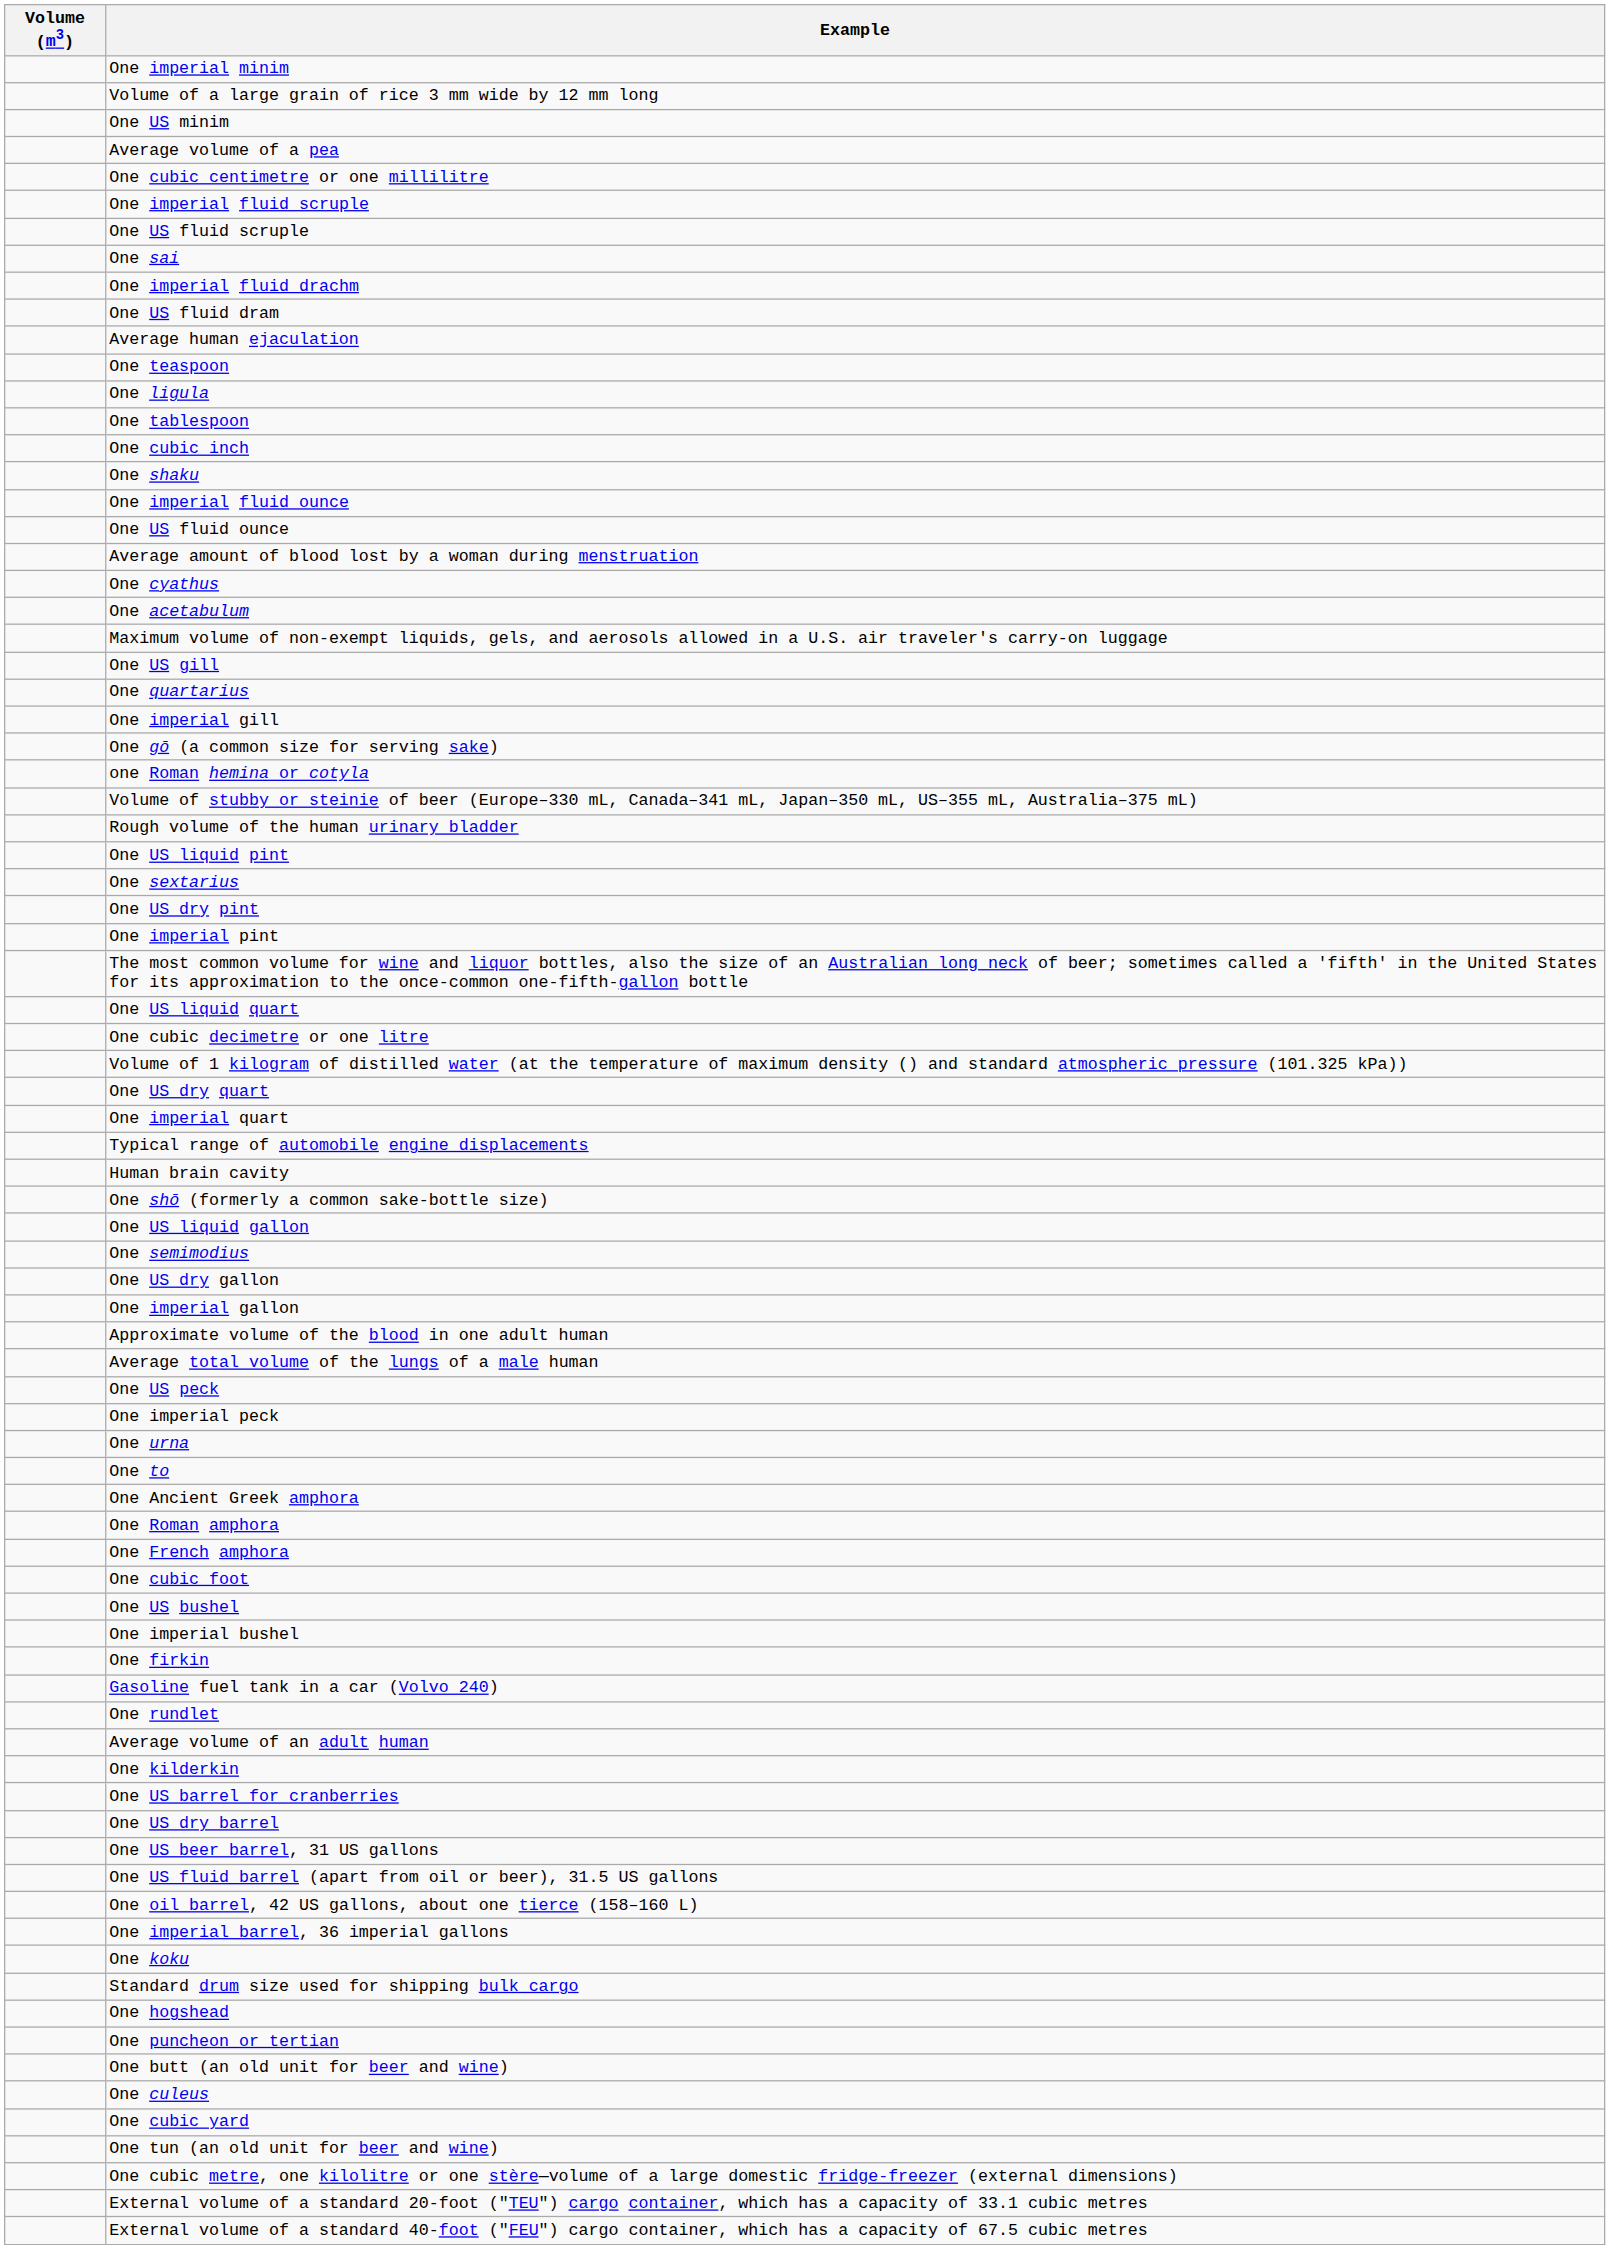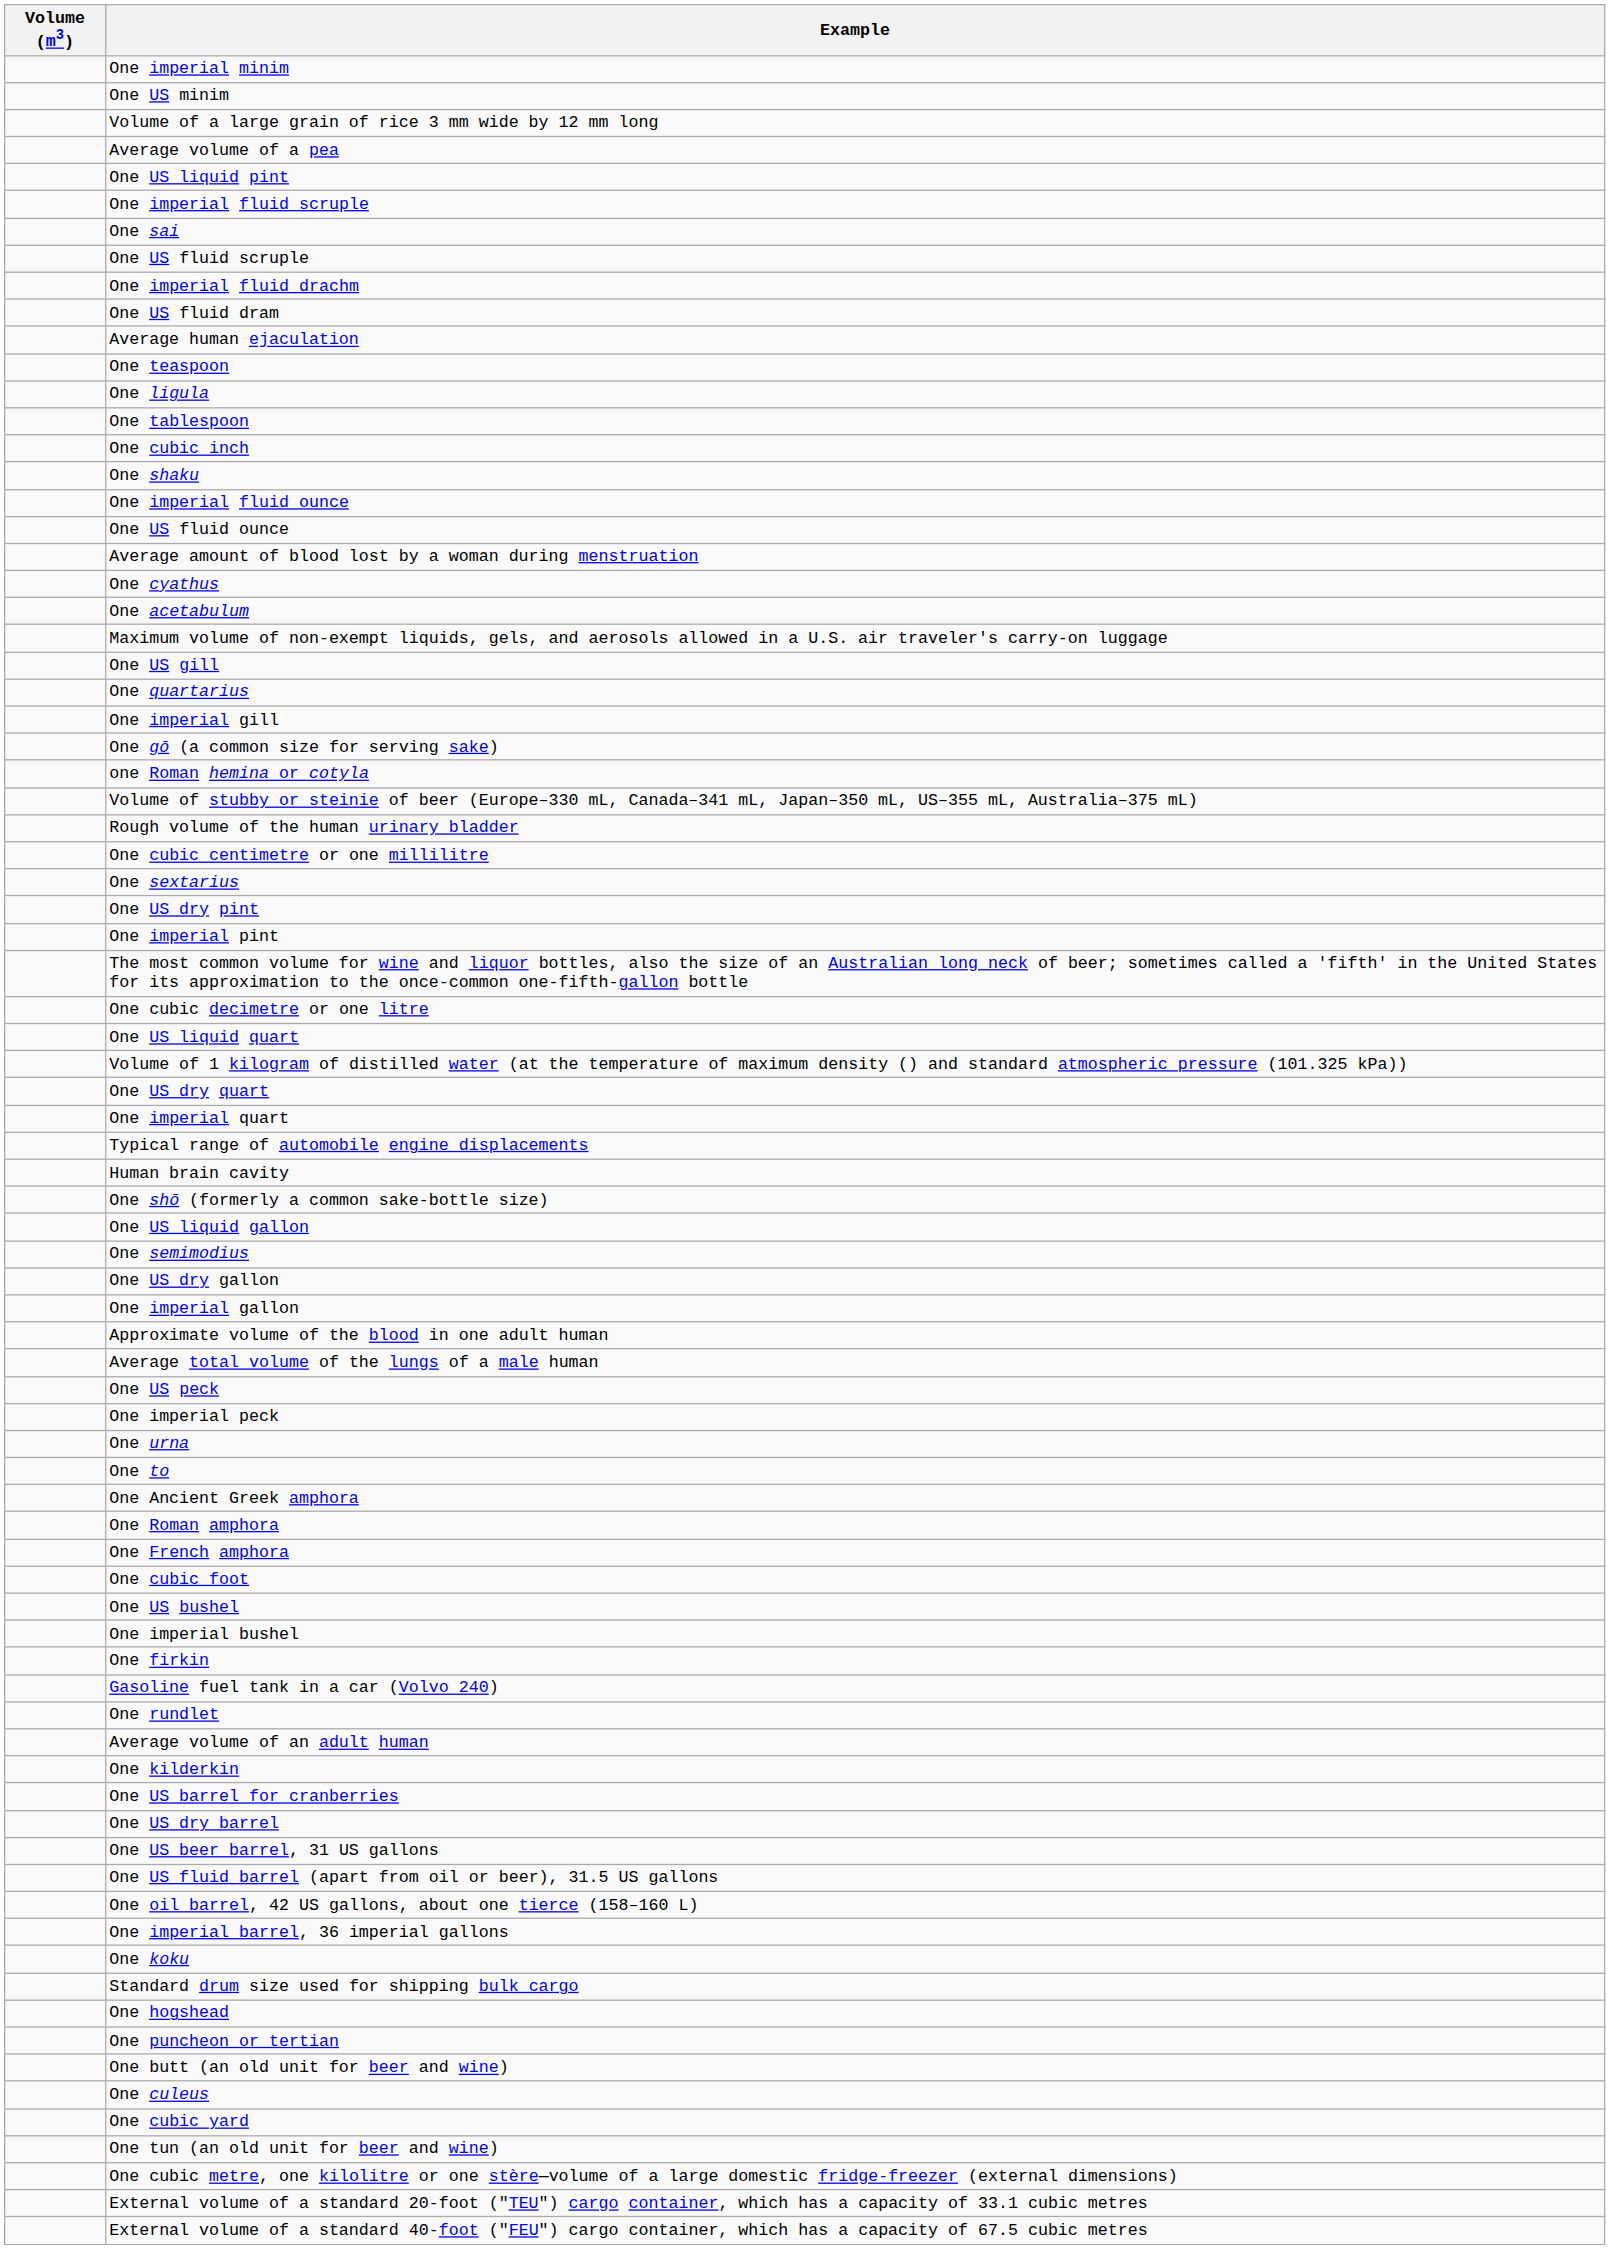rows swapped: (169, 123) <-> (384, 96)
rows swapped: (299, 177) <-> (199, 855)
rows swapped: (209, 232) <-> (144, 259)
rows swapped: (204, 1010) <-> (269, 1037)
